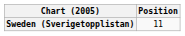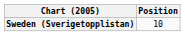(158, 24) 11 -> (158, 24) 10
